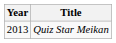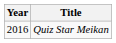(18, 30) 2013 -> (18, 30) 2016
